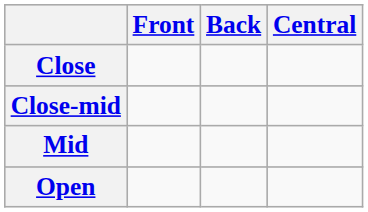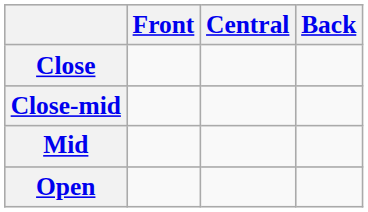columns swapped: (315, 24) <-> (234, 24)
